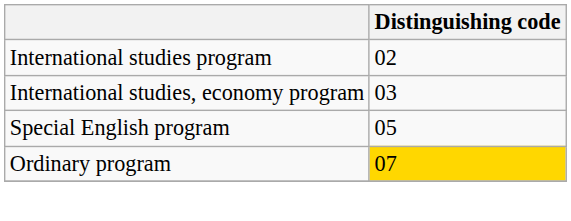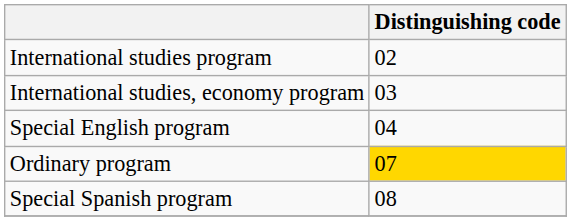(386, 127) 05 -> (386, 127) 04
+ row: (121, 198)
